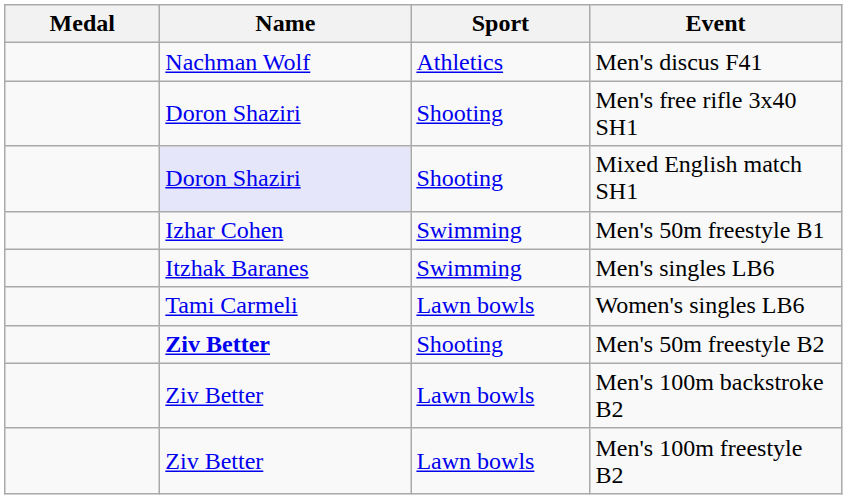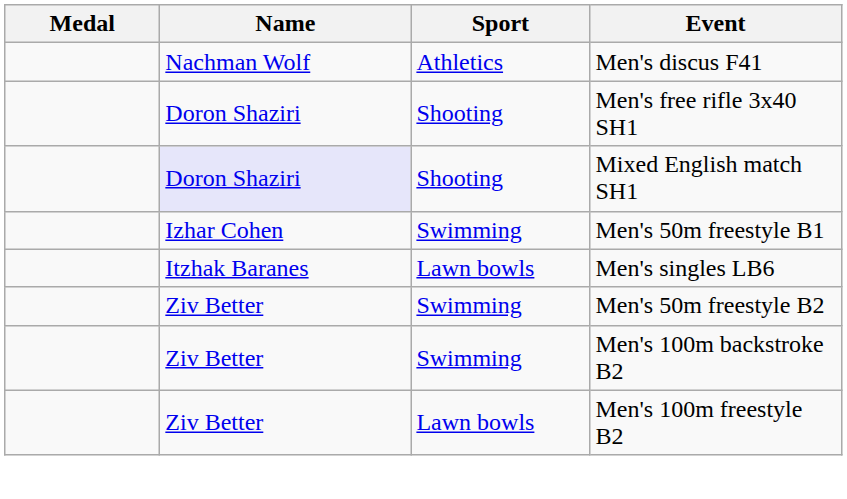(469, 267) Swimming -> (475, 267) Lawn bowls
- row: (700, 305)
(218, 343) bold -> (214, 305) normal
(460, 343) Shooting -> (469, 305) Swimming
(475, 395) Lawn bowls -> (469, 357) Swimming
